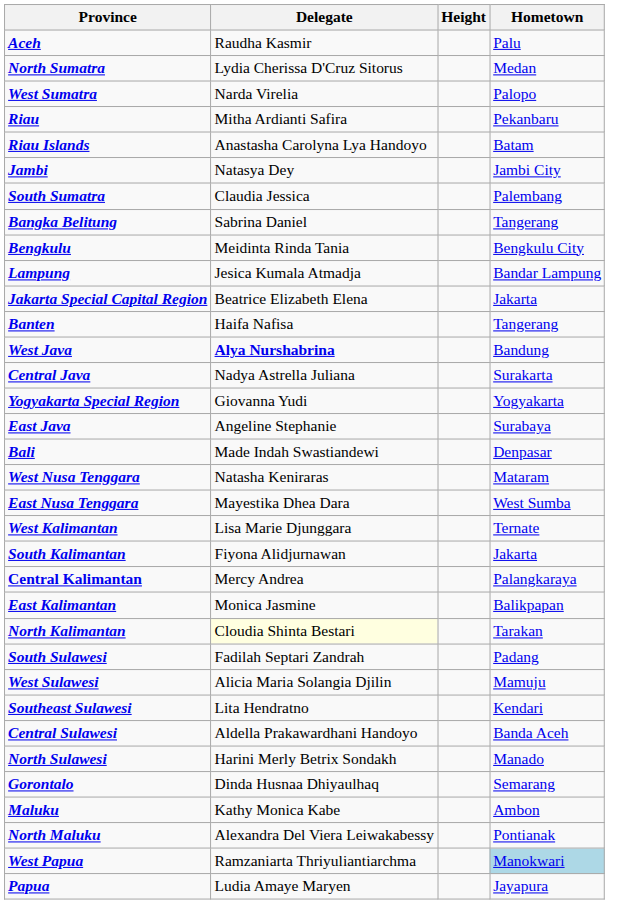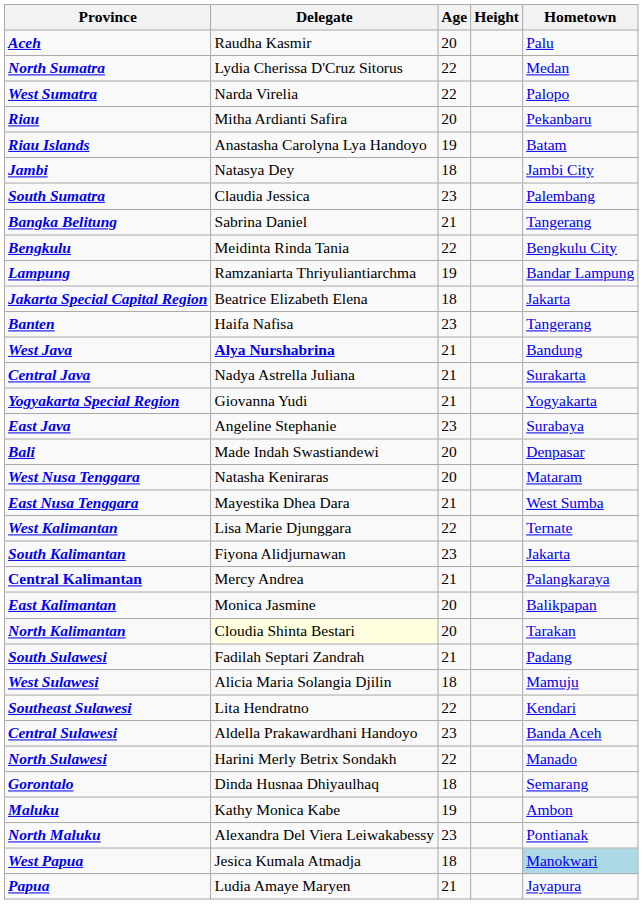+ column: (454, 17)
(288, 273) Jesica Kumala Atmadja -> (315, 273) Ramzaniarta Thriyuliantiarchma
(315, 861) Ramzaniarta Thriyuliantiarchma -> (288, 861) Jesica Kumala Atmadja
